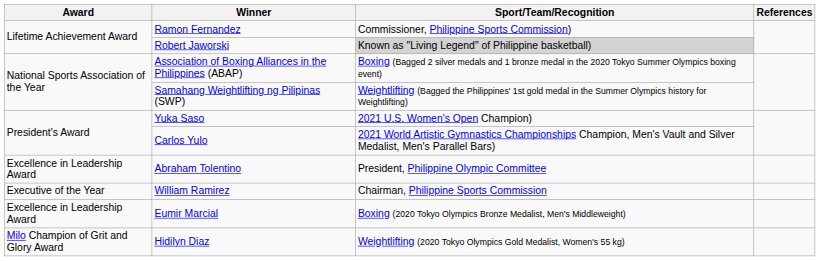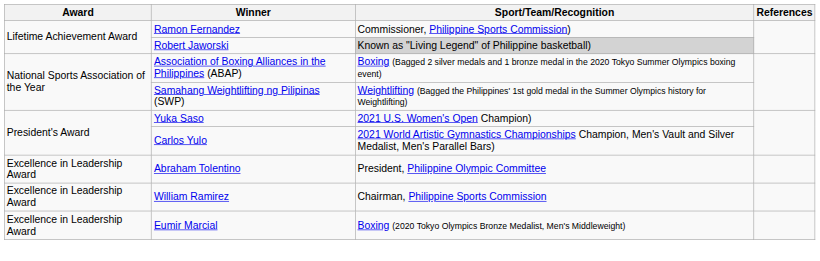(56, 191) Executive of the Year -> (65, 197) Excellence in Leadership Award
- row: (182, 242)
